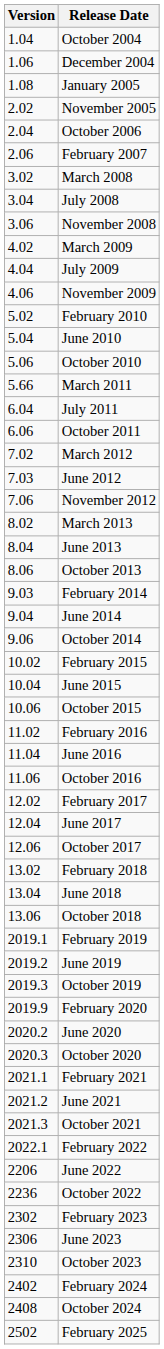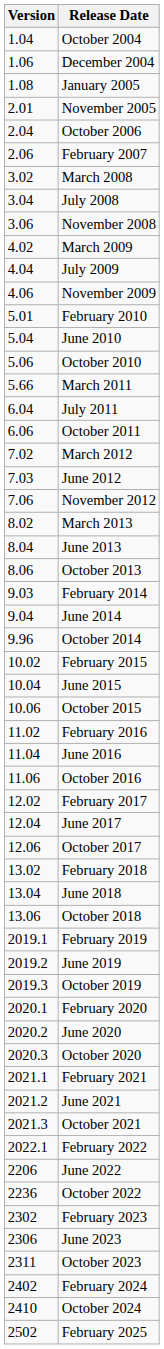(21, 108) 2.02 -> (21, 108) 2.01
(21, 316) 5.02 -> (21, 316) 5.01
(21, 639) 9.06 -> (21, 639) 9.96
(28, 1008) 2019.9 -> (28, 1008) 2020.1
(22, 1262) 2310 -> (22, 1262) 2311
(22, 1309) 2408 -> (22, 1309) 2410
